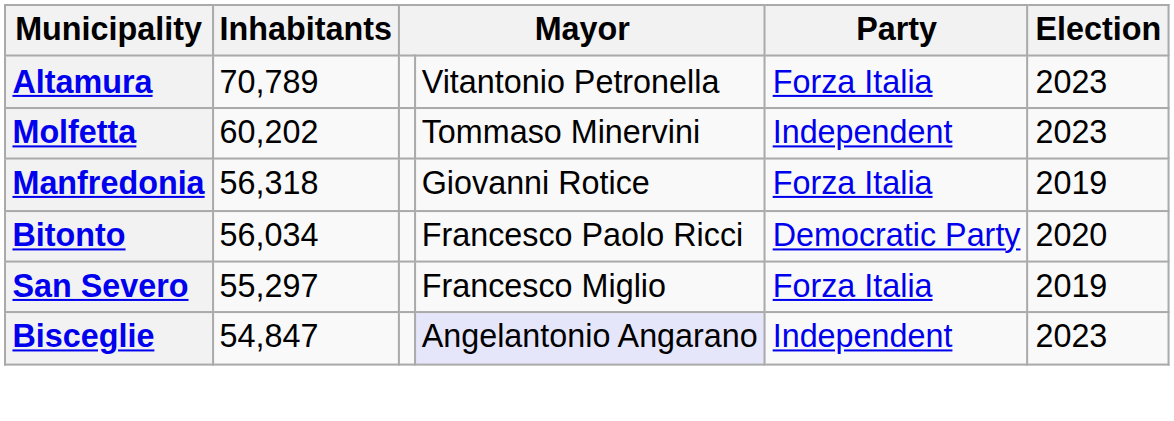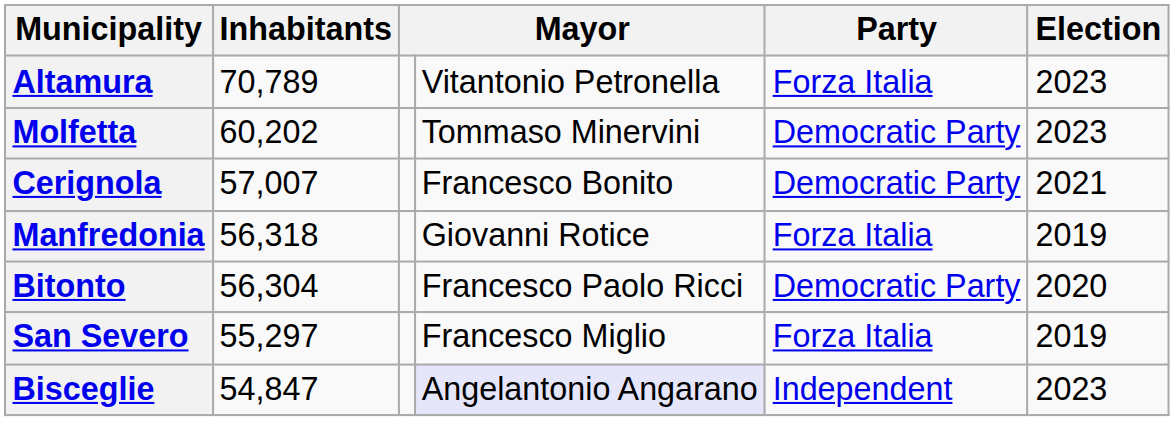(863, 132) Independent -> (897, 132) Democratic Party
+ row: (87, 183)
(269, 235) 56,034 -> (269, 286) 56,304
